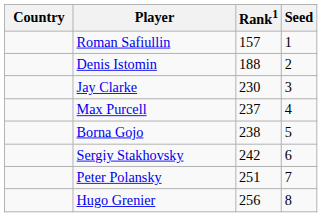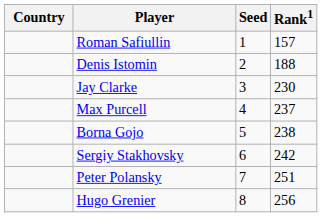columns swapped: (258, 17) <-> (299, 17)
